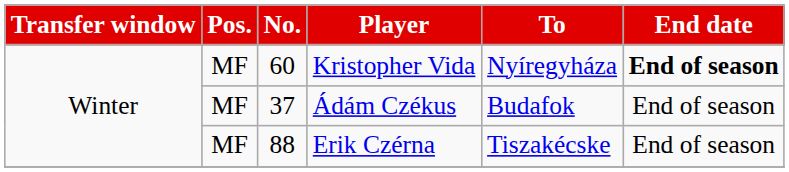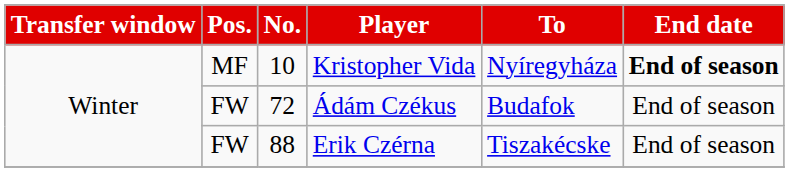(282, 65) 60 -> (282, 65) 10
(230, 105) MF -> (230, 105) FW
(282, 105) 37 -> (282, 105) 72
(230, 145) MF -> (230, 145) FW
